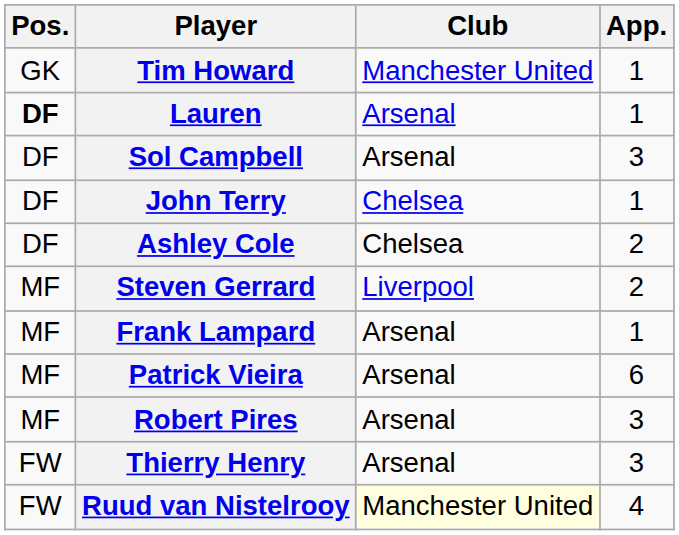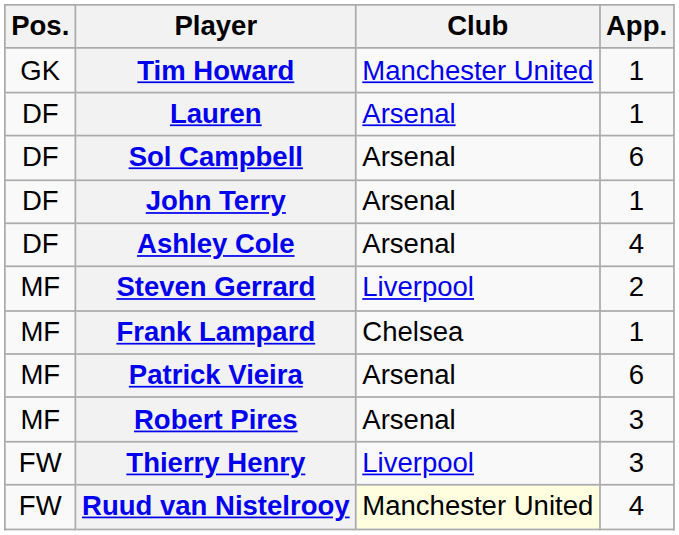(40, 113) bold -> (40, 113) normal
(637, 157) 3 -> (637, 157) 6
(413, 200) Chelsea -> (409, 200) Arsenal
(413, 244) Chelsea -> (409, 244) Arsenal
(637, 244) 2 -> (637, 244) 4
(409, 331) Arsenal -> (413, 331) Chelsea
(409, 462) Arsenal -> (418, 462) Liverpool
